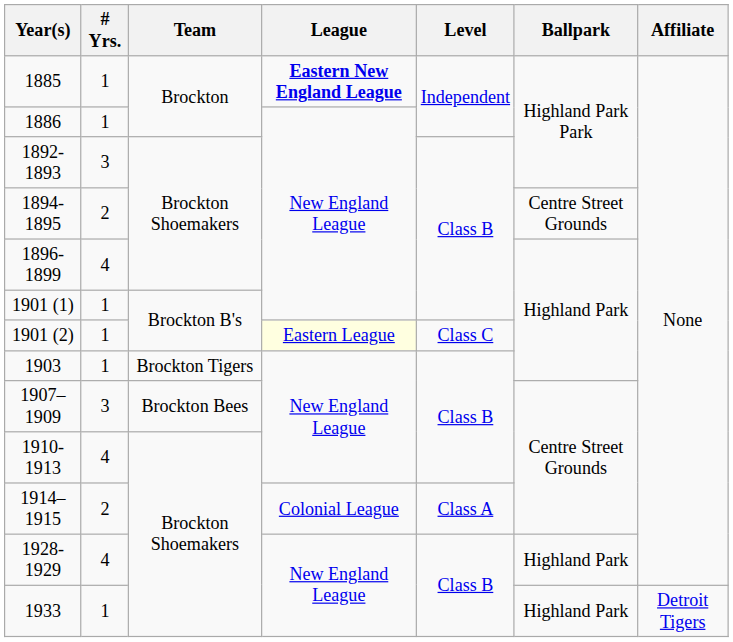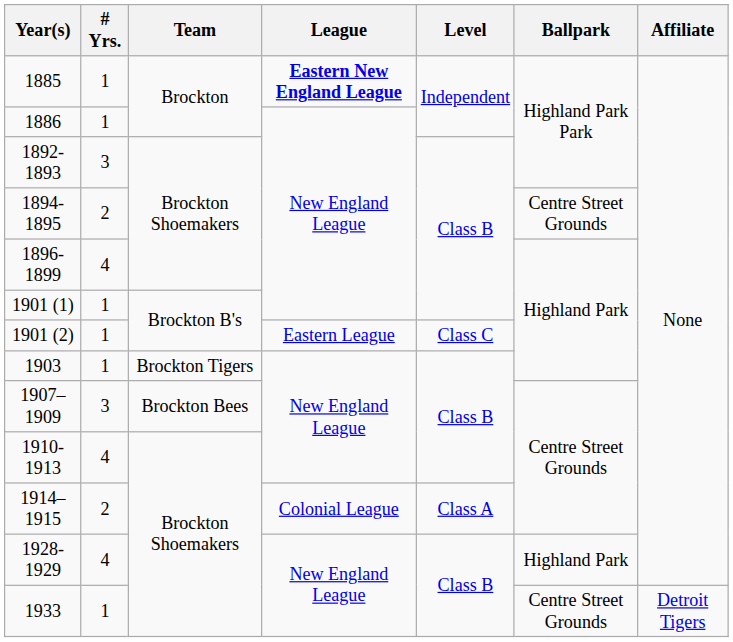(339, 335) lightyellow background -> (339, 335) no background
(576, 610) Highland Park -> (576, 610) Centre Street Grounds
